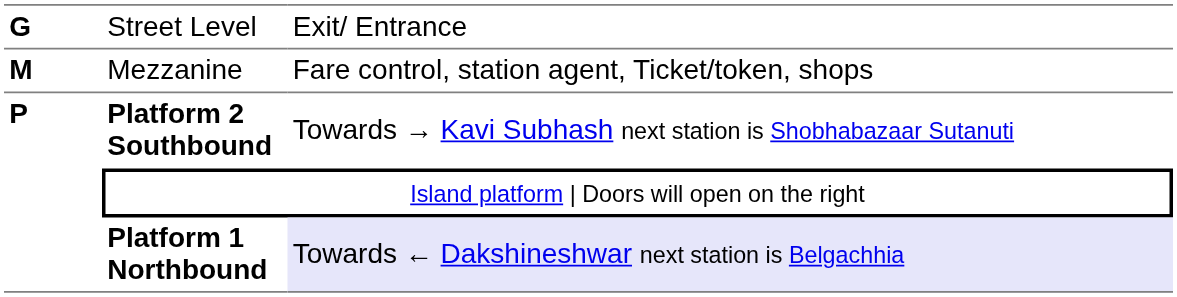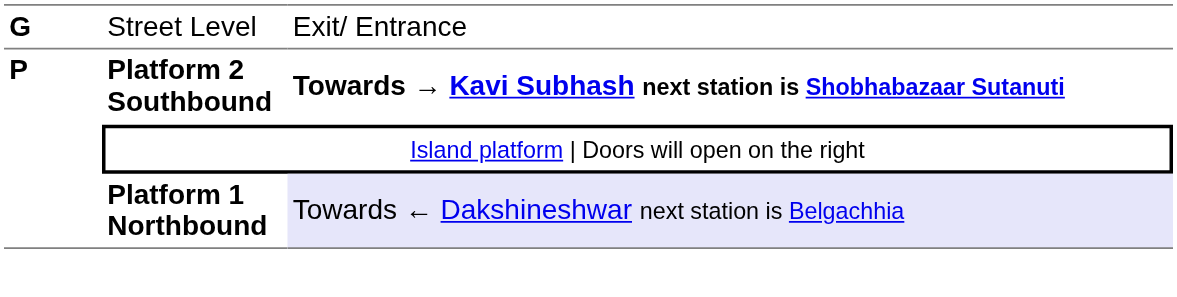- row: (175, 70)
(653, 129) normal -> (679, 85) bold
